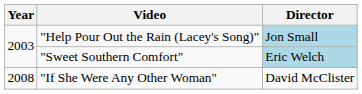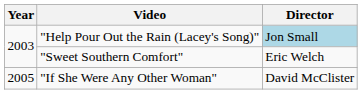(295, 57) lightblue background -> (295, 57) no background
(21, 78) 2008 -> (21, 78) 2005
